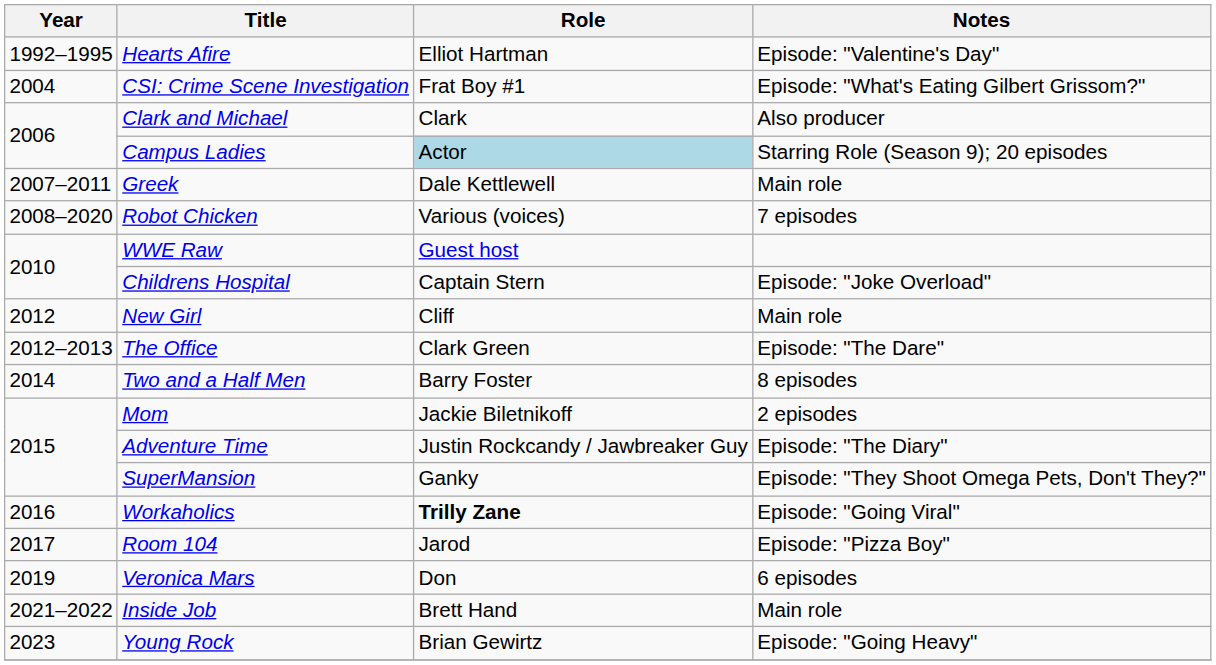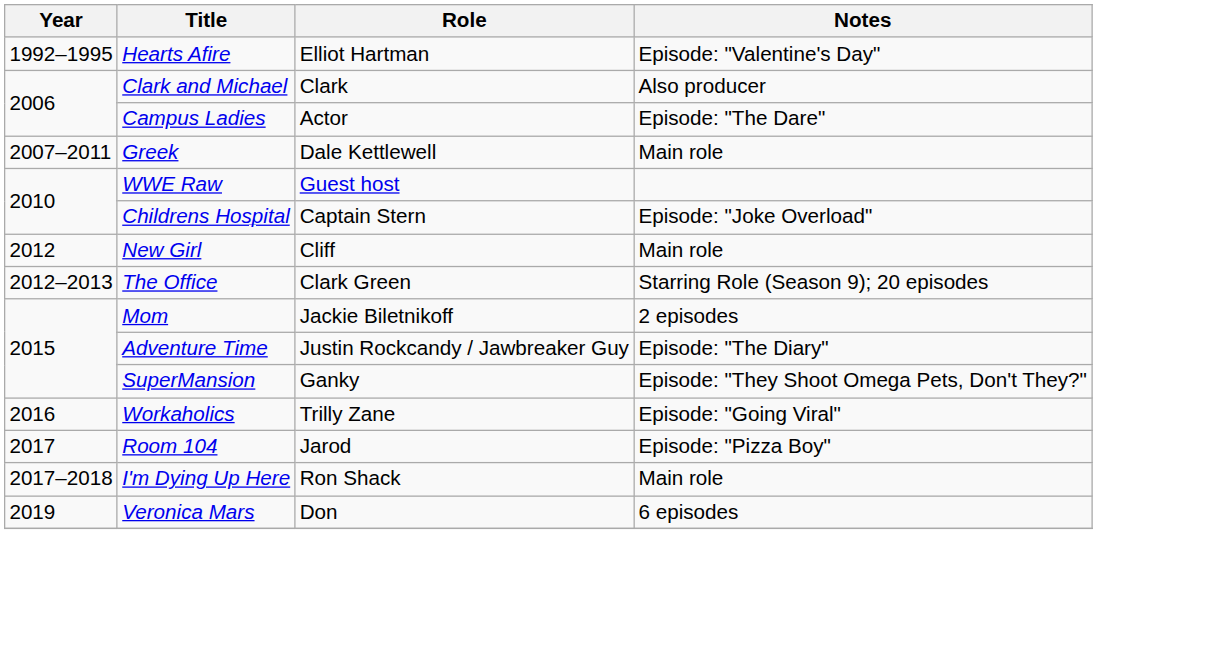- row: (266, 86)
(443, 151) lightblue background -> (324, 119) no background
(932, 151) Starring Role (Season 9); 20 episodes -> (732, 119) Episode: "The Dare"
- row: (190, 217)
(851, 348) Episode: "The Dare" -> (813, 282) Starring Role (Season 9); 20 episodes
- row: (214, 380)
(470, 511) bold -> (348, 413) normal
+ row: (206, 479)
- row: (169, 610)
- row: (178, 642)
